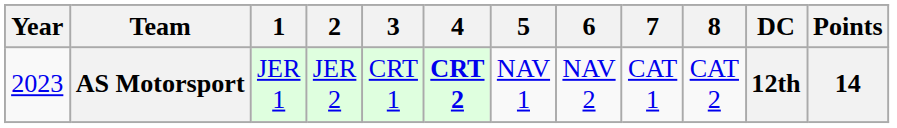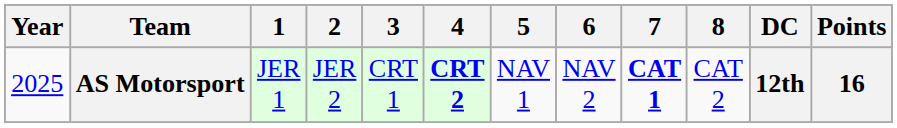(37, 84) 2023 -> (37, 84) 2025
(653, 84) normal -> (655, 84) bold
(848, 84) 14 -> (852, 84) 16
